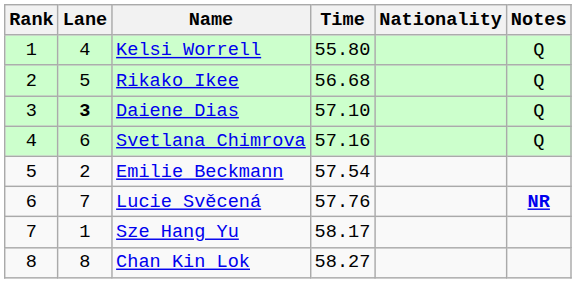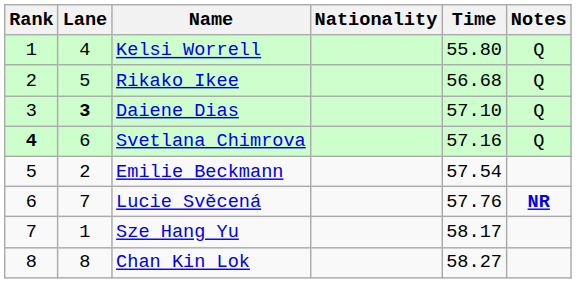columns swapped: (441, 20) <-> (343, 20)
(31, 141) normal -> (31, 141) bold
